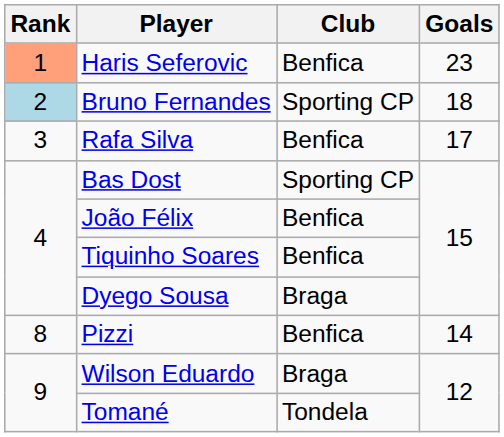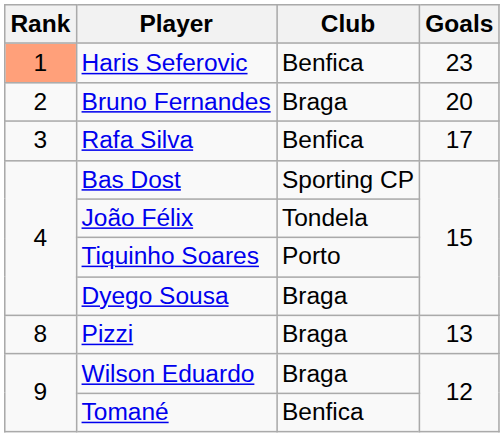(40, 101) lightblue background -> (40, 101) no background
(348, 101) Sporting CP -> (315, 101) Braga
(459, 101) 18 -> (459, 101) 20
(323, 218) Benfica -> (325, 218) Tondela
(323, 256) Benfica -> (311, 256) Porto
(323, 334) Benfica -> (315, 334) Braga
(459, 334) 14 -> (459, 334) 13
(325, 412) Tondela -> (323, 412) Benfica
